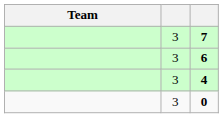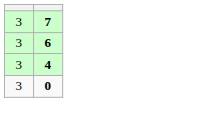- column: (83, 15)
